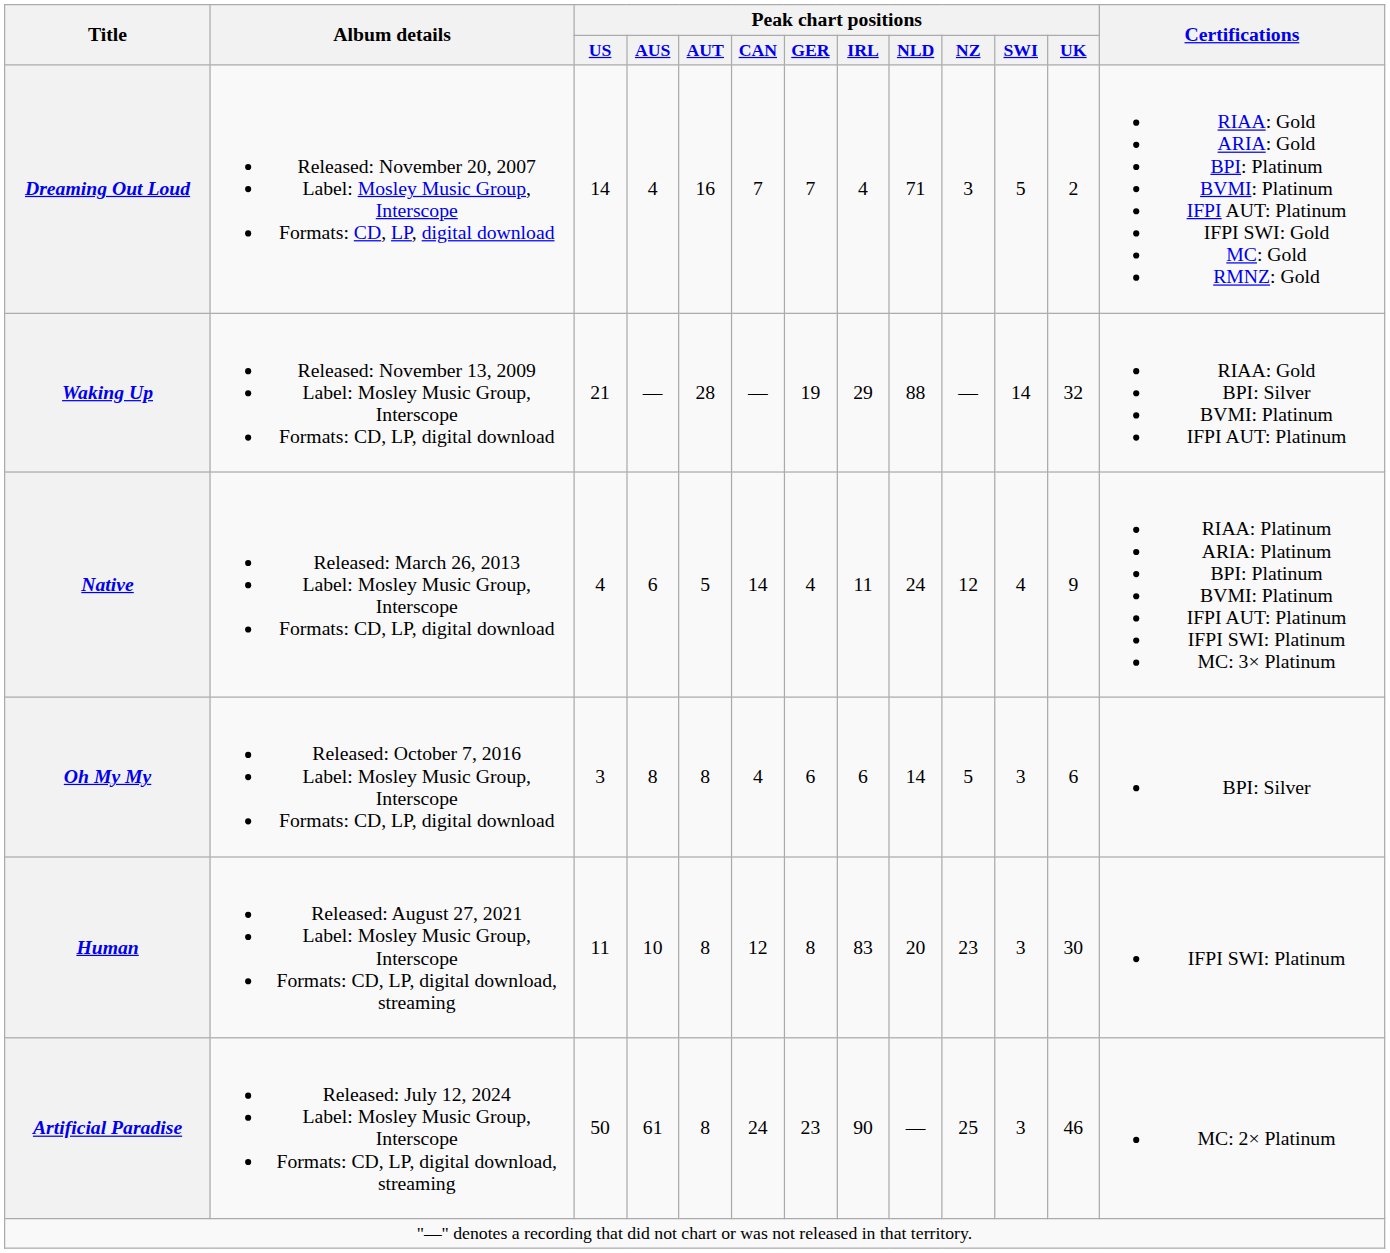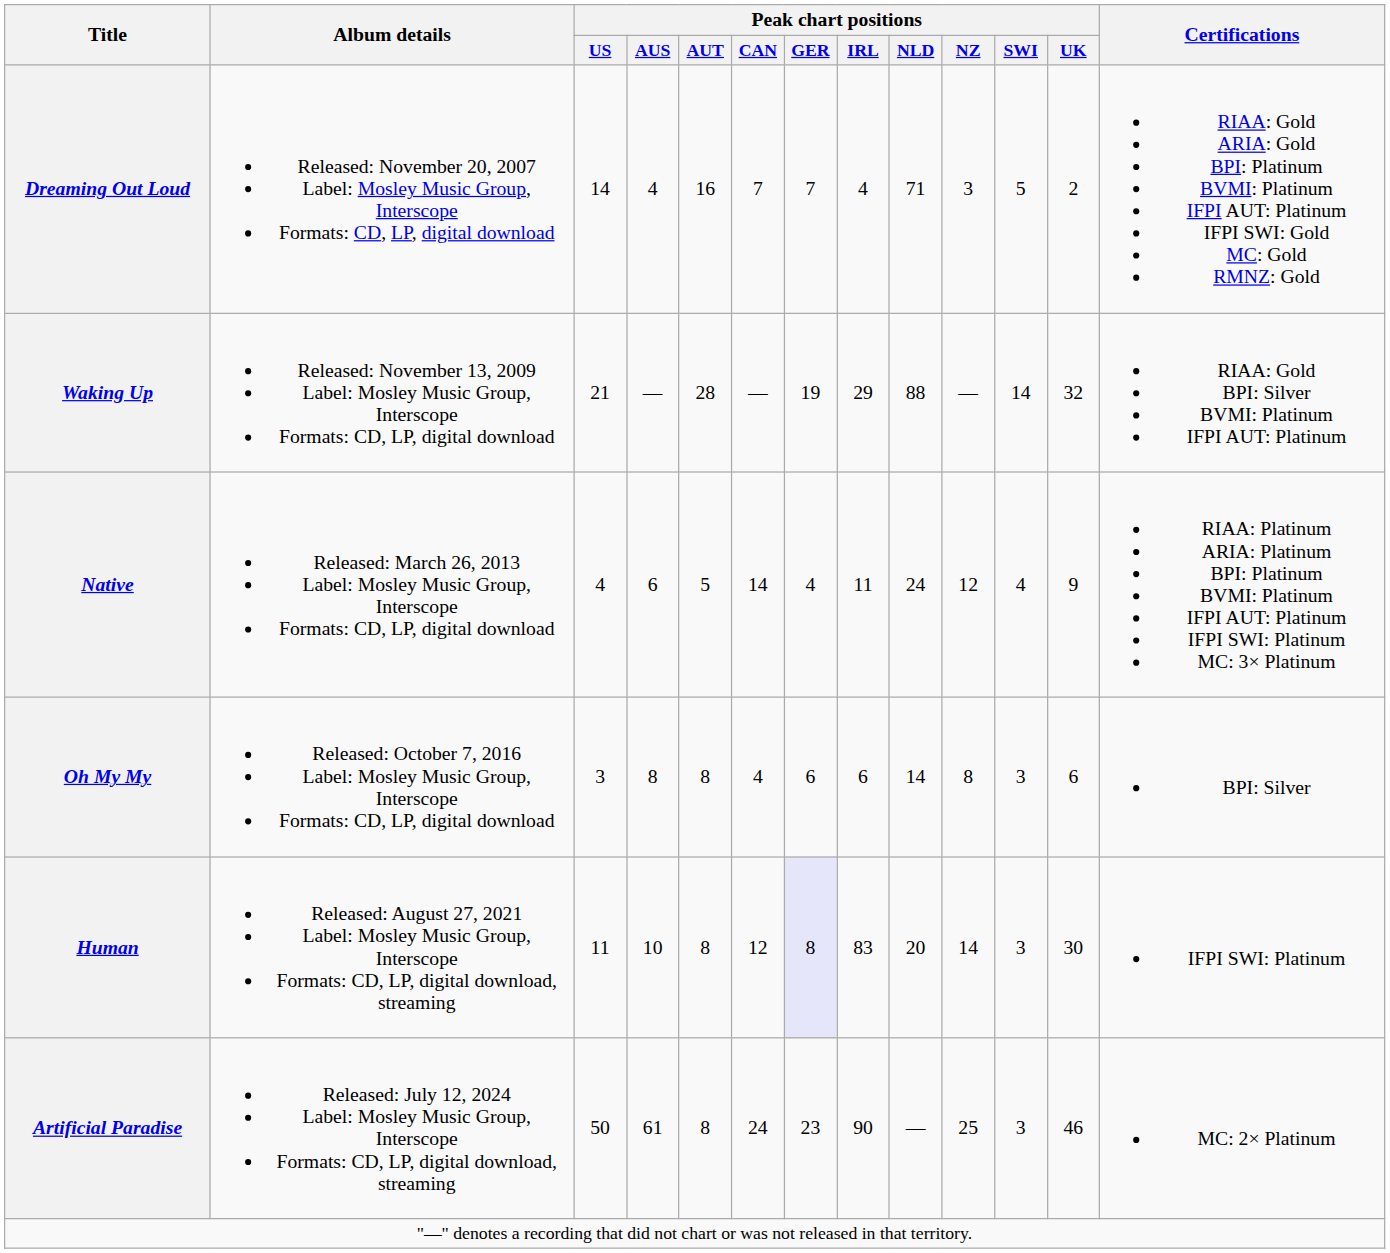(968, 776) 5 -> (968, 776) 8
(810, 947) no background -> (810, 947) lavender background
(968, 947) 23 -> (968, 947) 14
